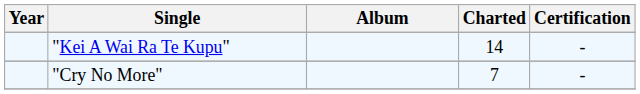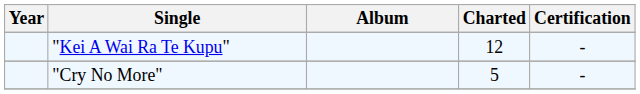(494, 46) 14 -> (494, 46) 12
(494, 74) 7 -> (494, 74) 5
